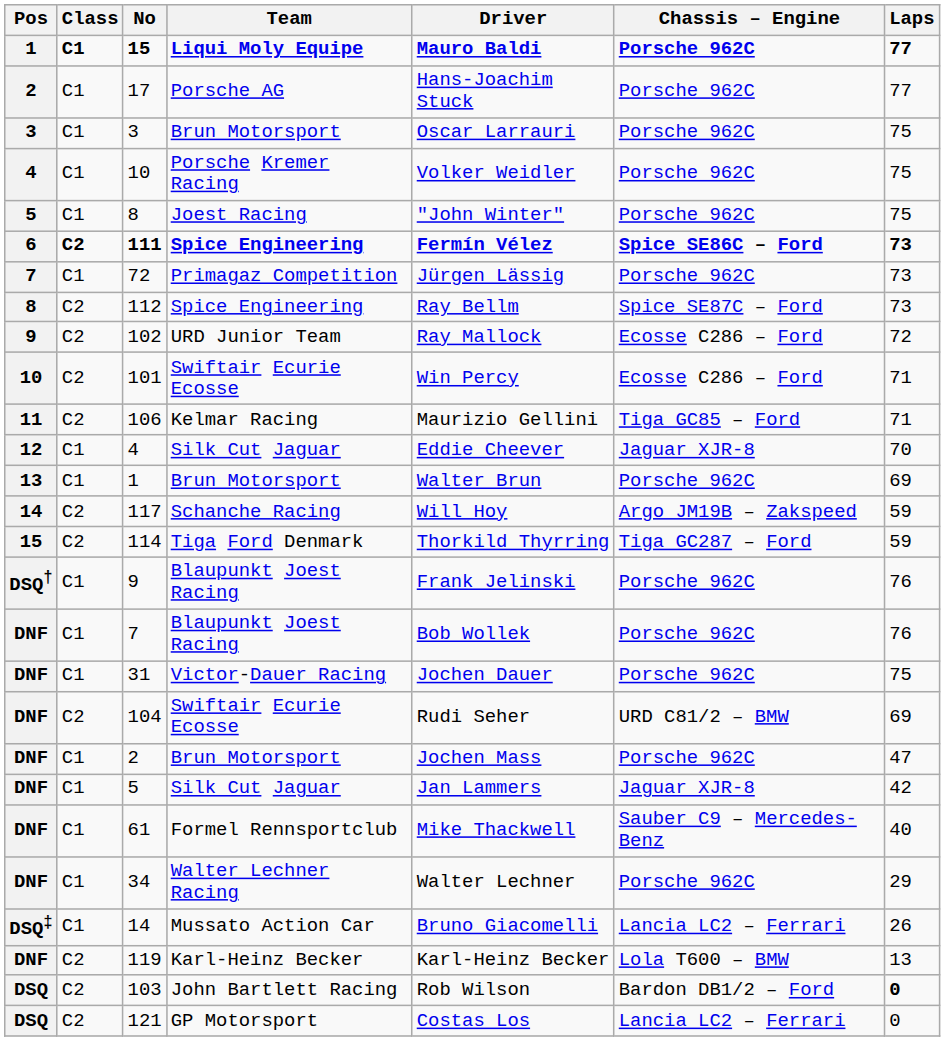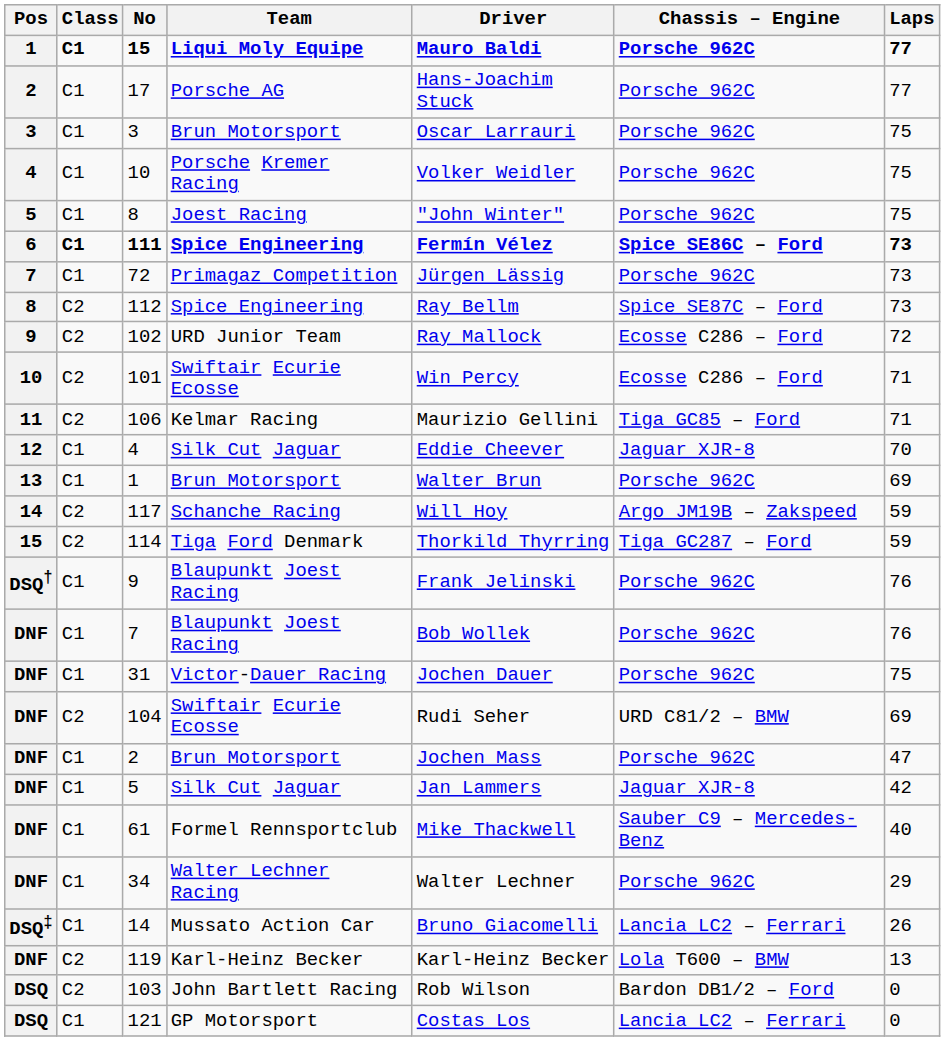(73, 246) C2 -> (73, 246) C1
(895, 991) bold -> (895, 991) normal
(73, 1022) C2 -> (73, 1022) C1
